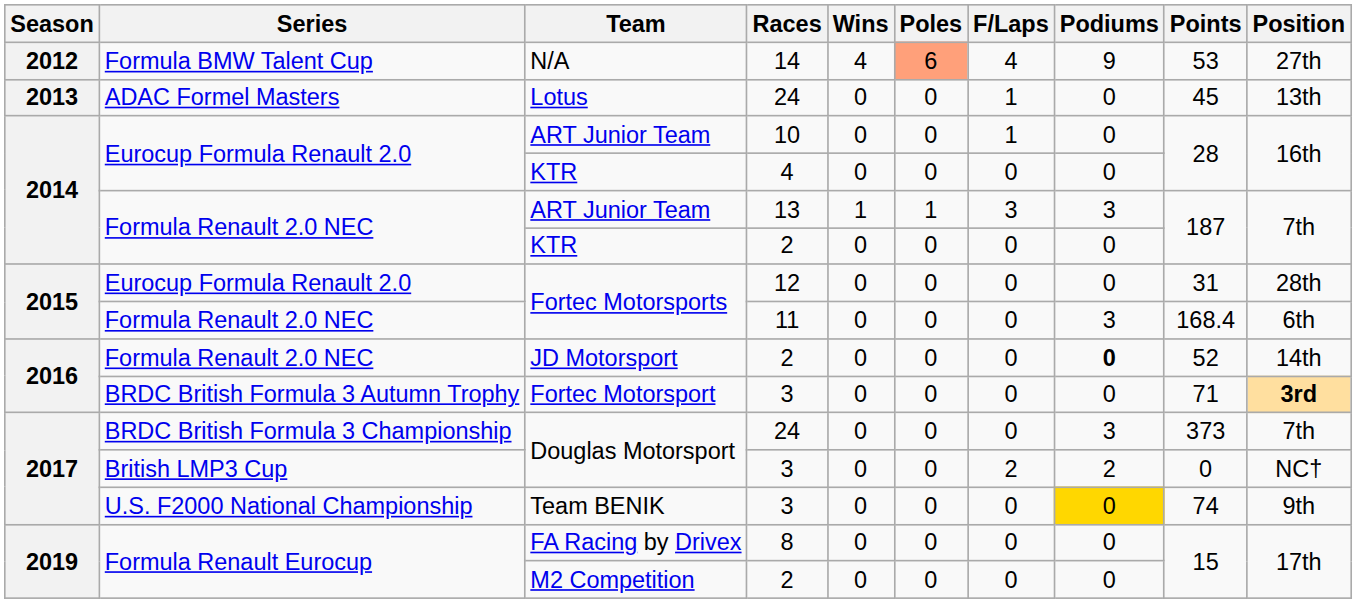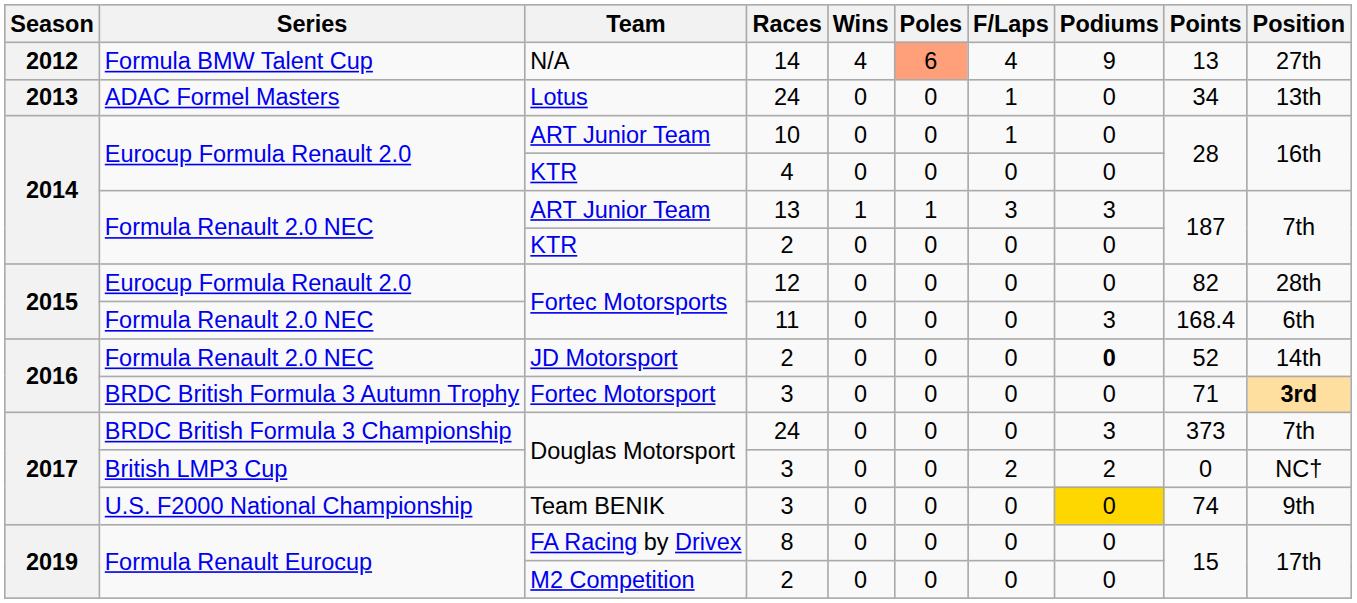(1206, 61) 53 -> (1206, 61) 13
(1206, 98) 45 -> (1206, 98) 34
(1206, 283) 31 -> (1206, 283) 82
